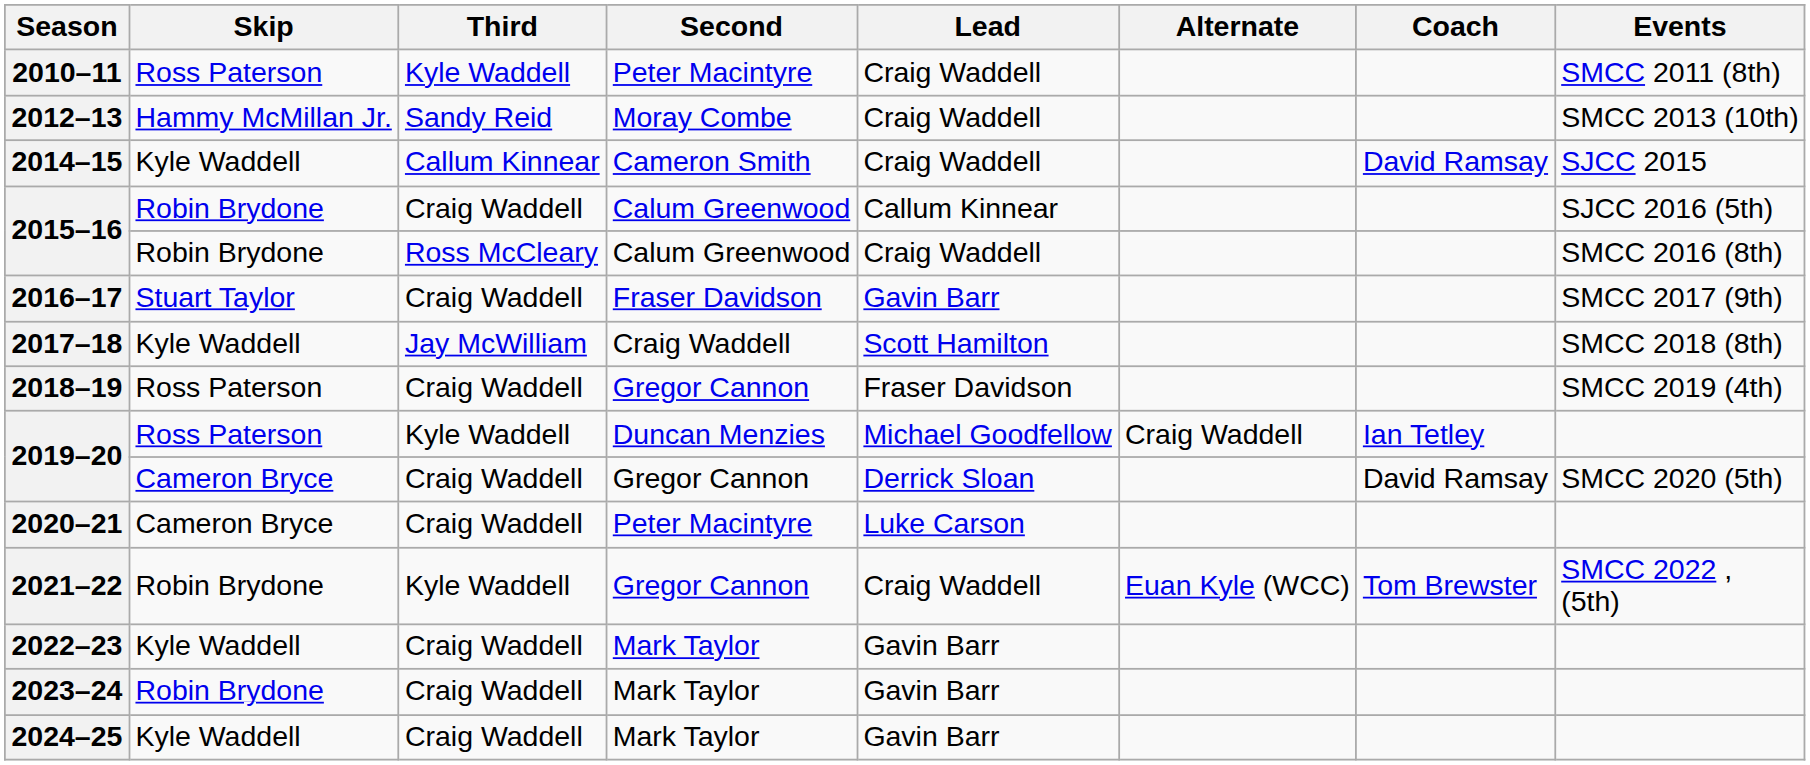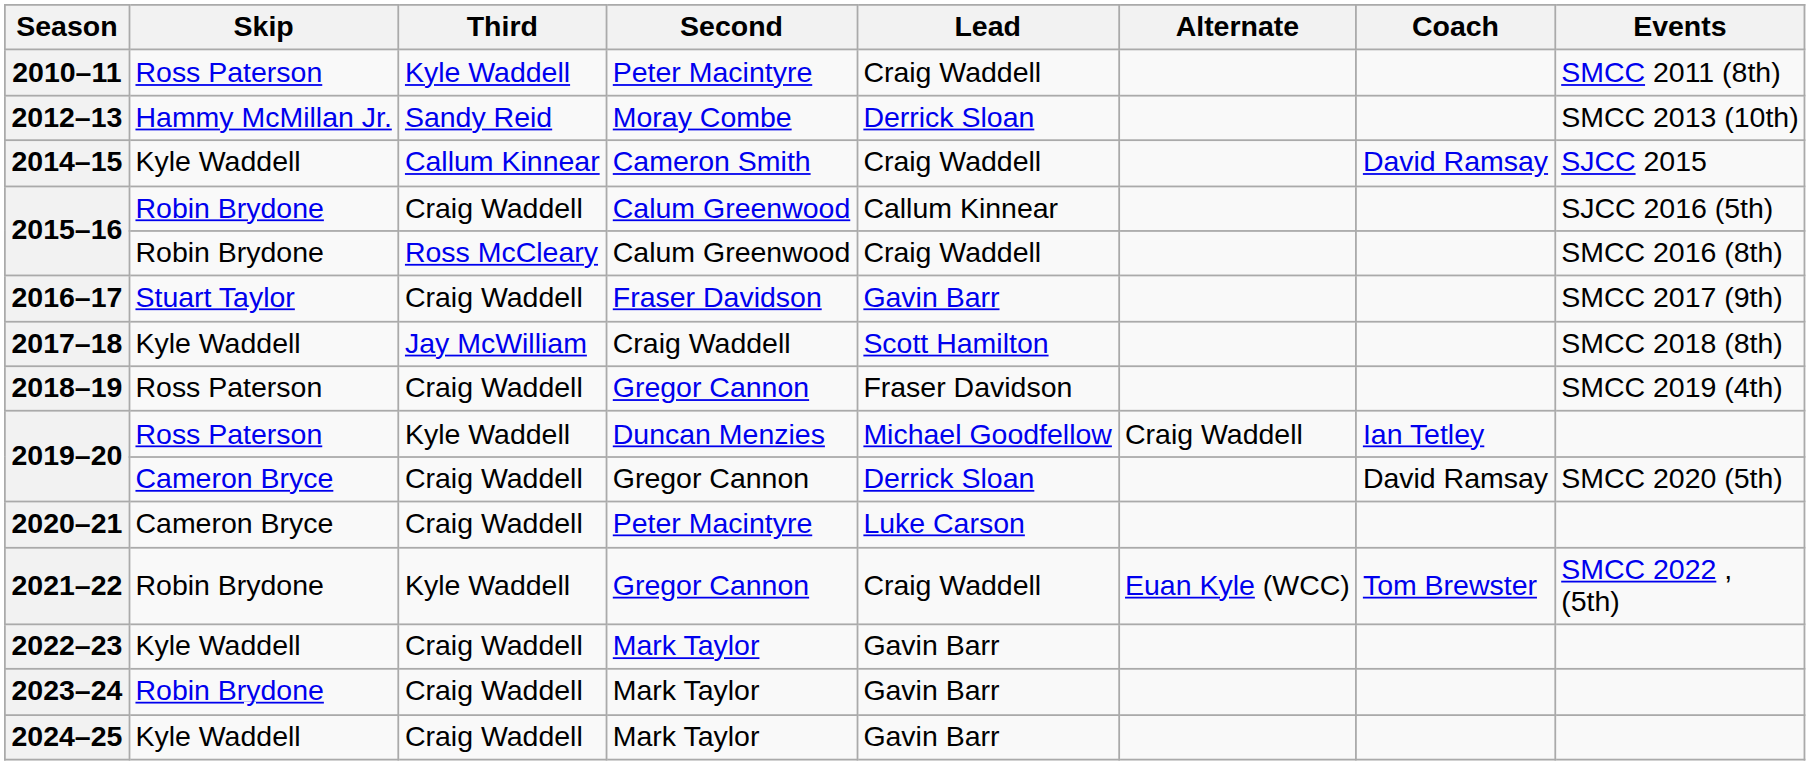(952, 117) Craig Waddell -> (949, 117) Derrick Sloan
